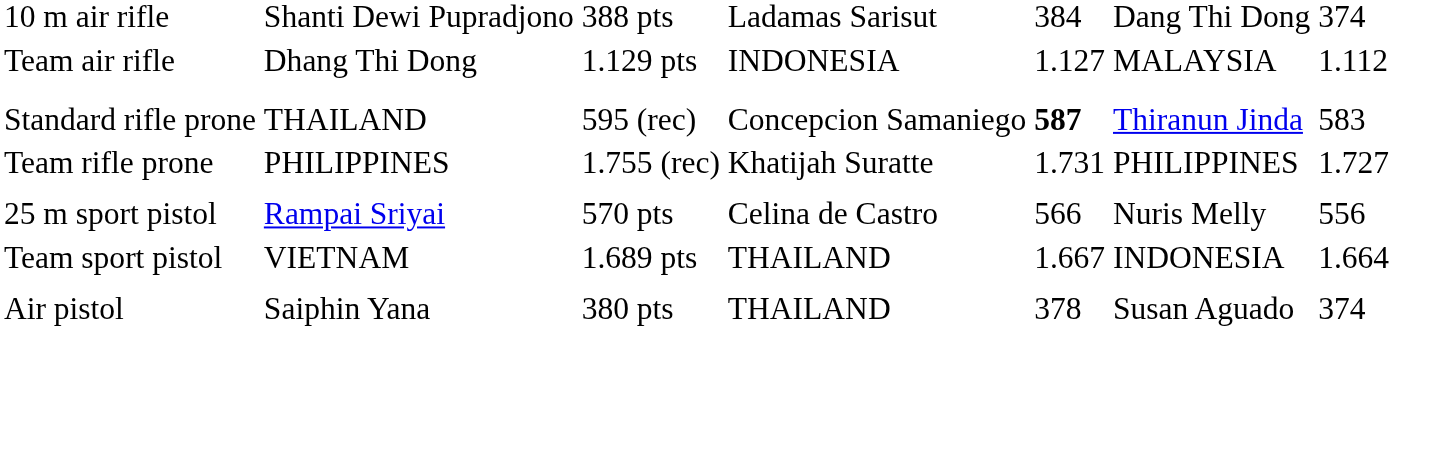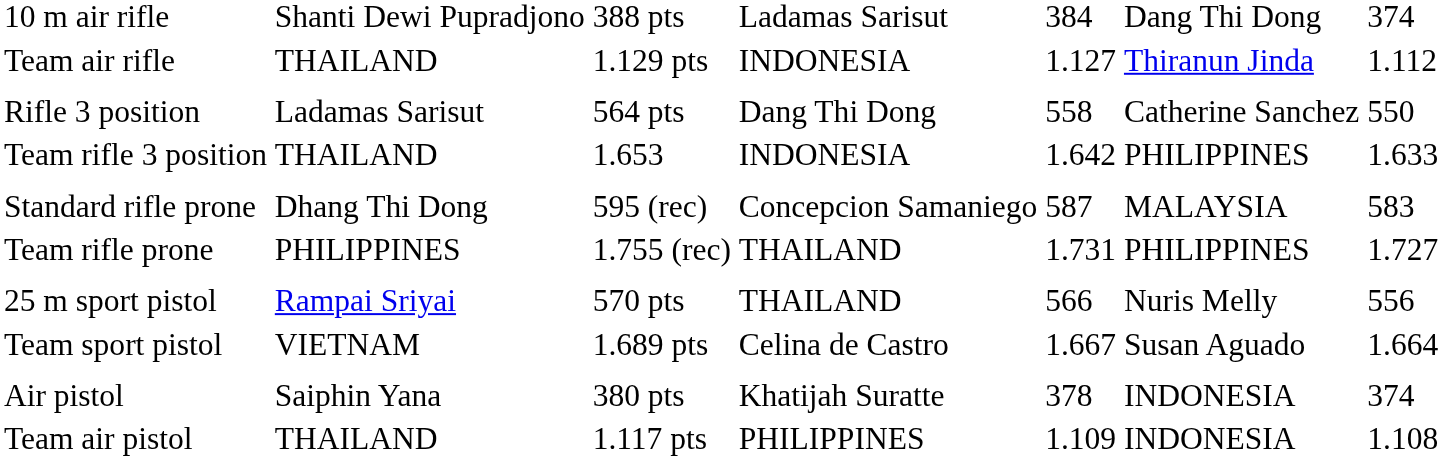(370, 60) Dhang Thi Dong -> (356, 60) THAILAND
(1195, 60) MALAYSIA -> (1219, 60) Thiranun Jinda
+ row: (102, 111)
+ row: (135, 155)
(345, 119) THAILAND -> (381, 206) Dhang Thi Dong
(1058, 119) bold -> (1069, 206) normal
(1208, 119) Thiranun Jinda -> (1206, 206) MALAYSIA
(831, 162) Khatijah Suratte -> (820, 249) THAILAND
(833, 214) Celina de Castro -> (820, 300) THAILAND
(809, 257) THAILAND -> (844, 344) Celina de Castro
(1199, 257) INDONESIA -> (1215, 344) Susan Aguado
(809, 308) THAILAND -> (842, 395) Khatijah Suratte
(1204, 308) Susan Aguado -> (1210, 395) INDONESIA
+ row: (98, 438)
